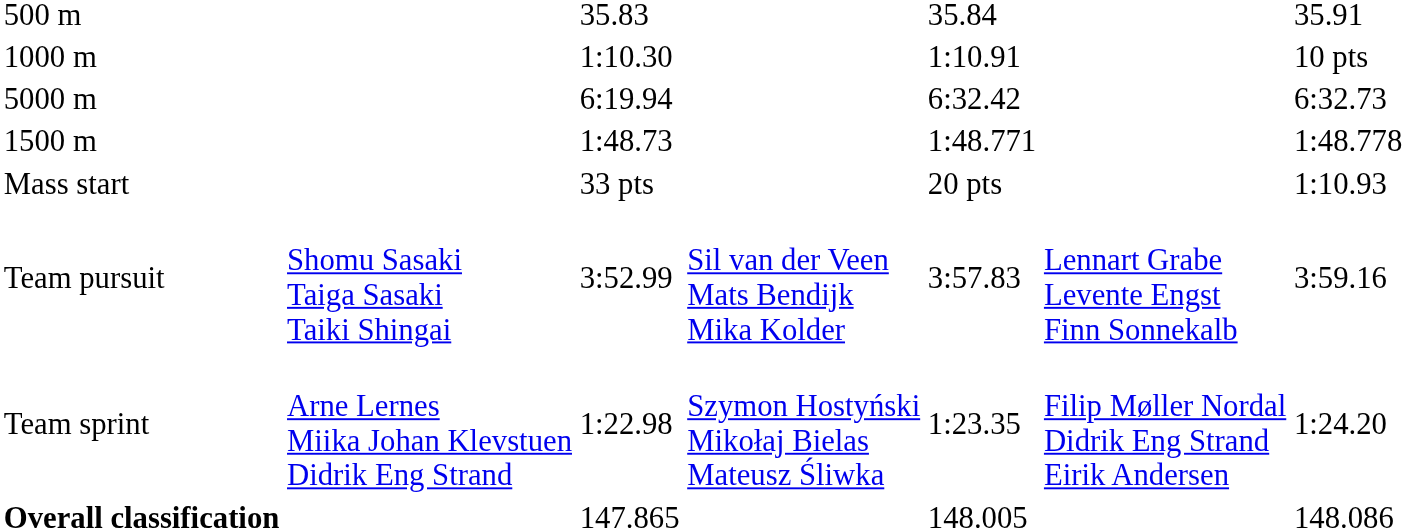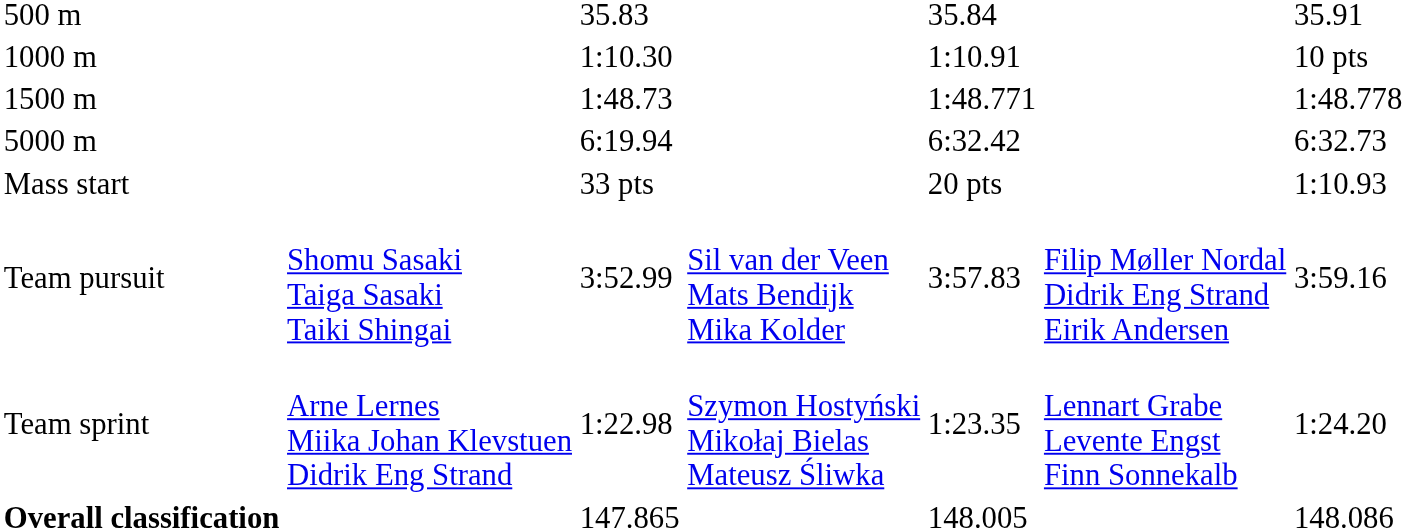rows swapped: (50, 141) <-> (50, 99)
(1141, 294) Lennart Grabe Levente Engst Finn Sonnekalb -> (1165, 294) Filip Møller Nordal Didrik Eng Strand Eirik Andersen
(1165, 440) Filip Møller Nordal Didrik Eng Strand Eirik Andersen -> (1141, 440) Lennart Grabe Levente Engst Finn Sonnekalb
